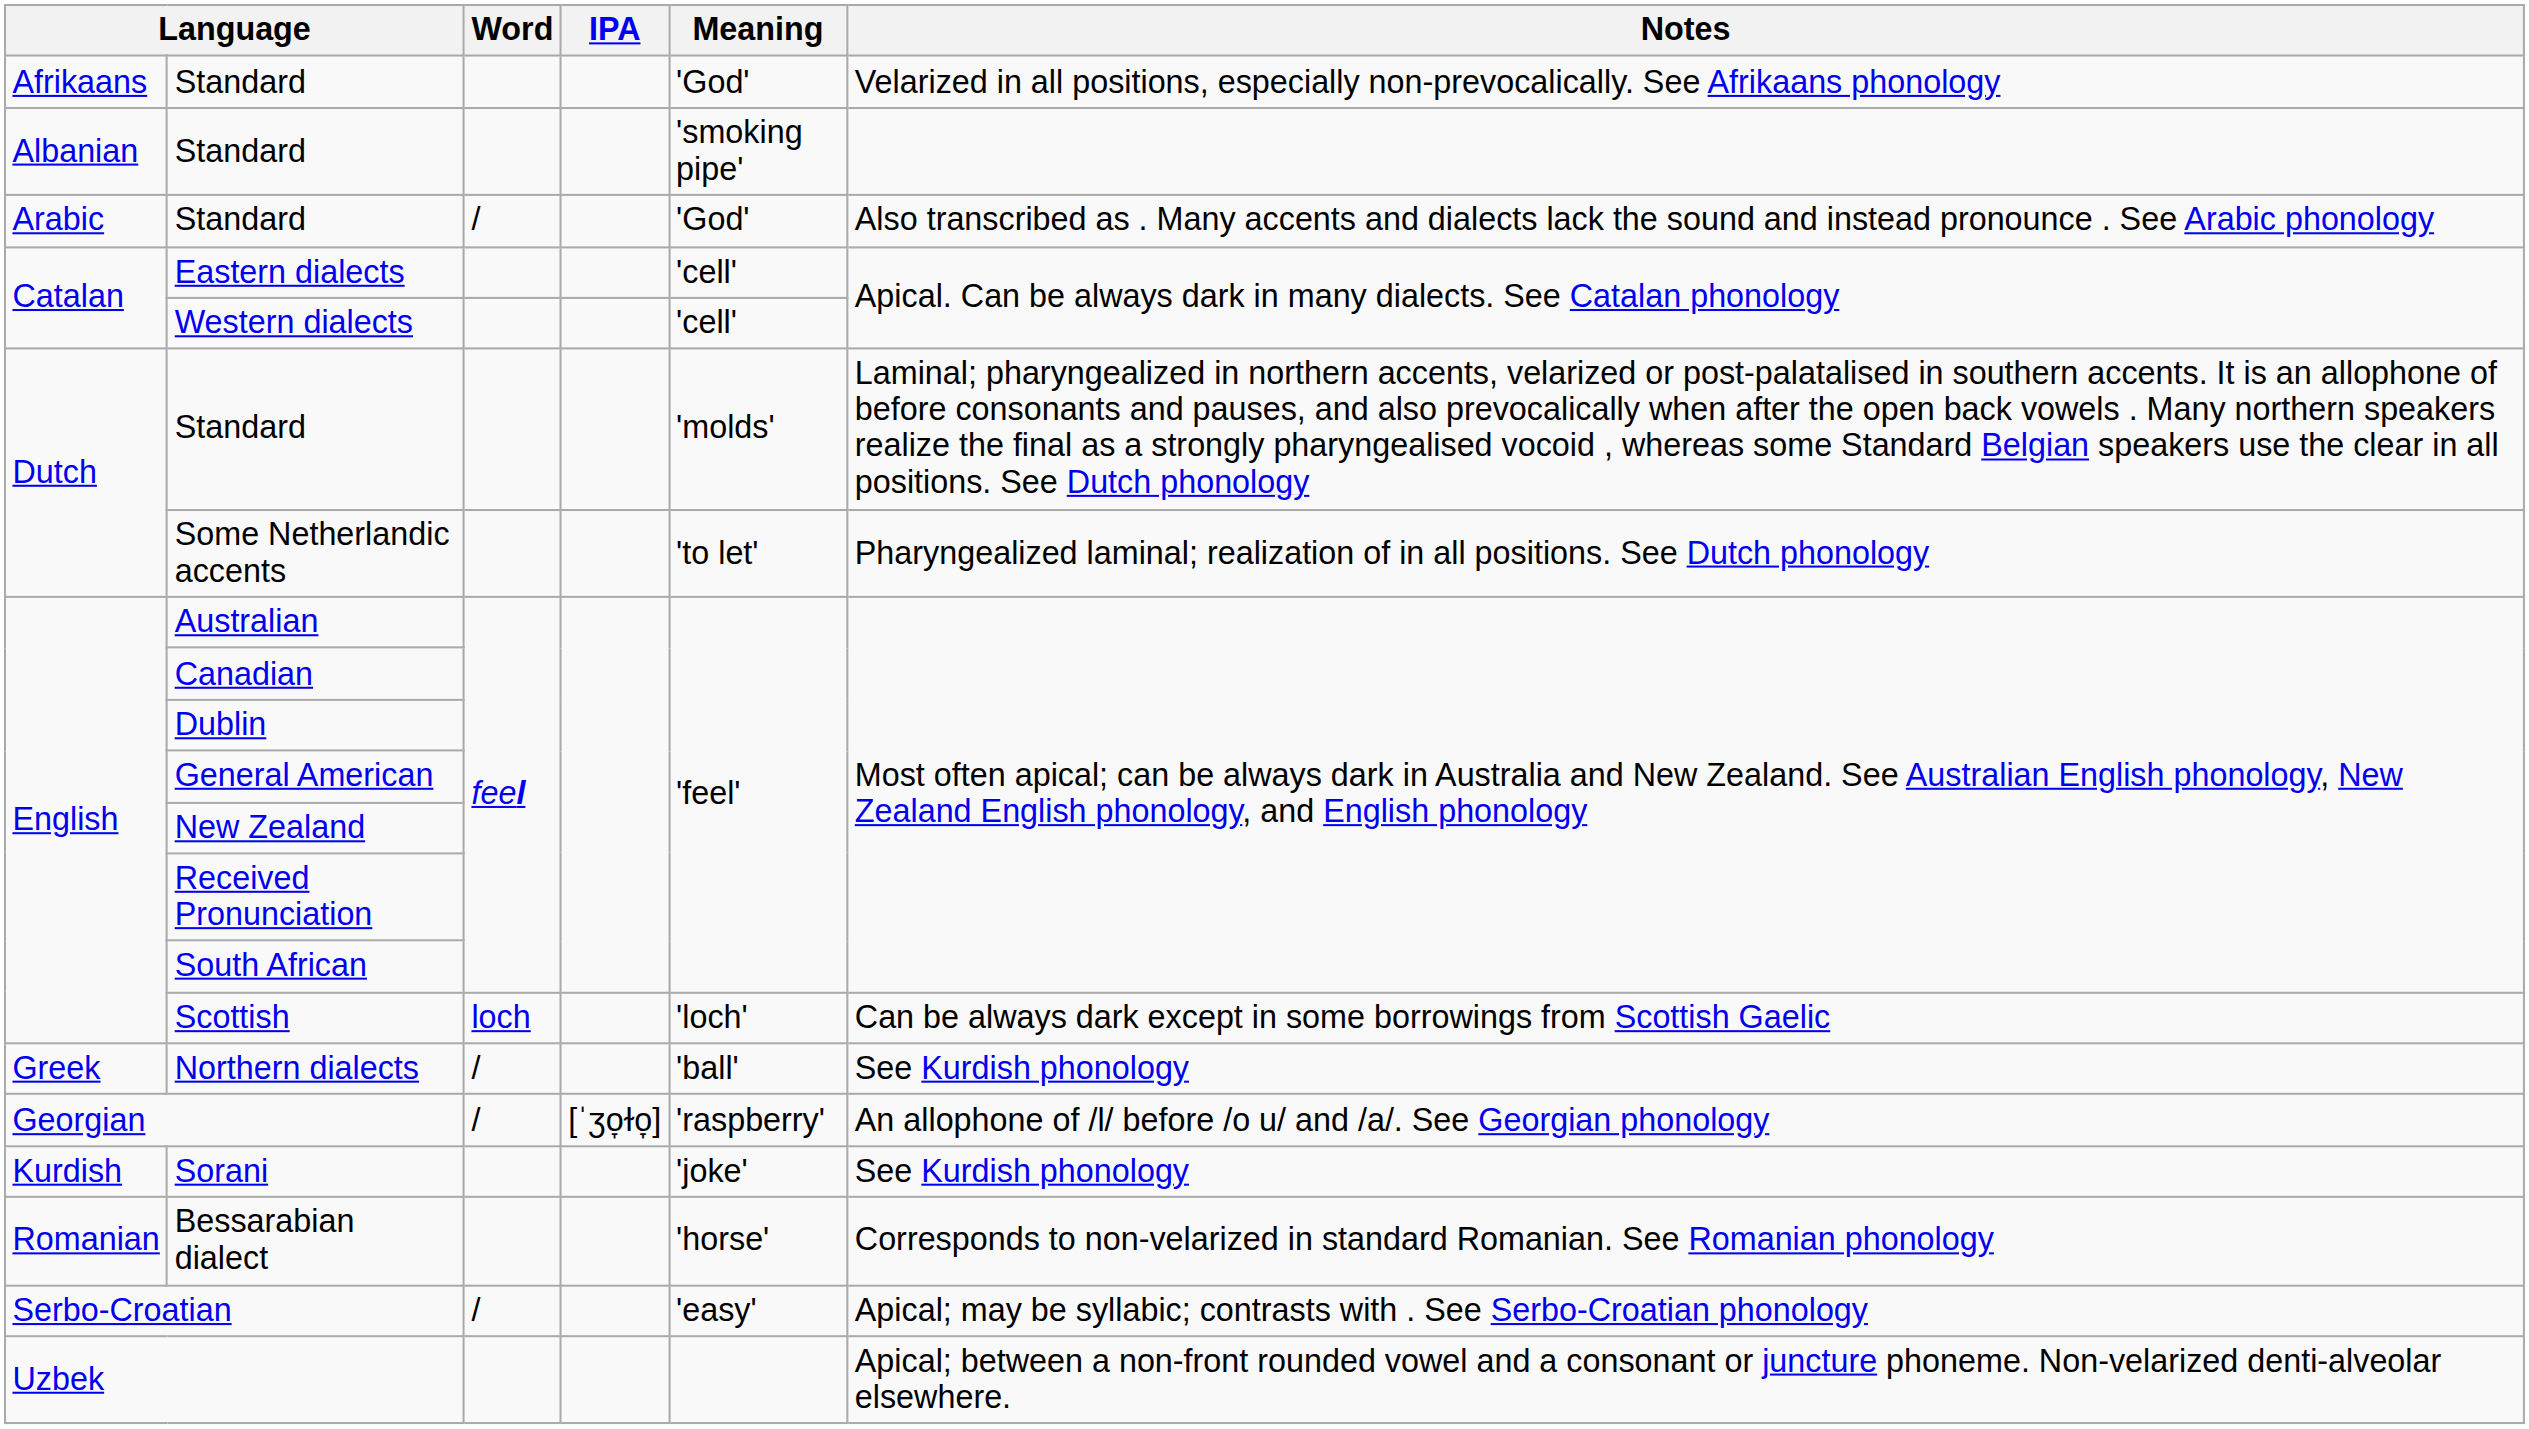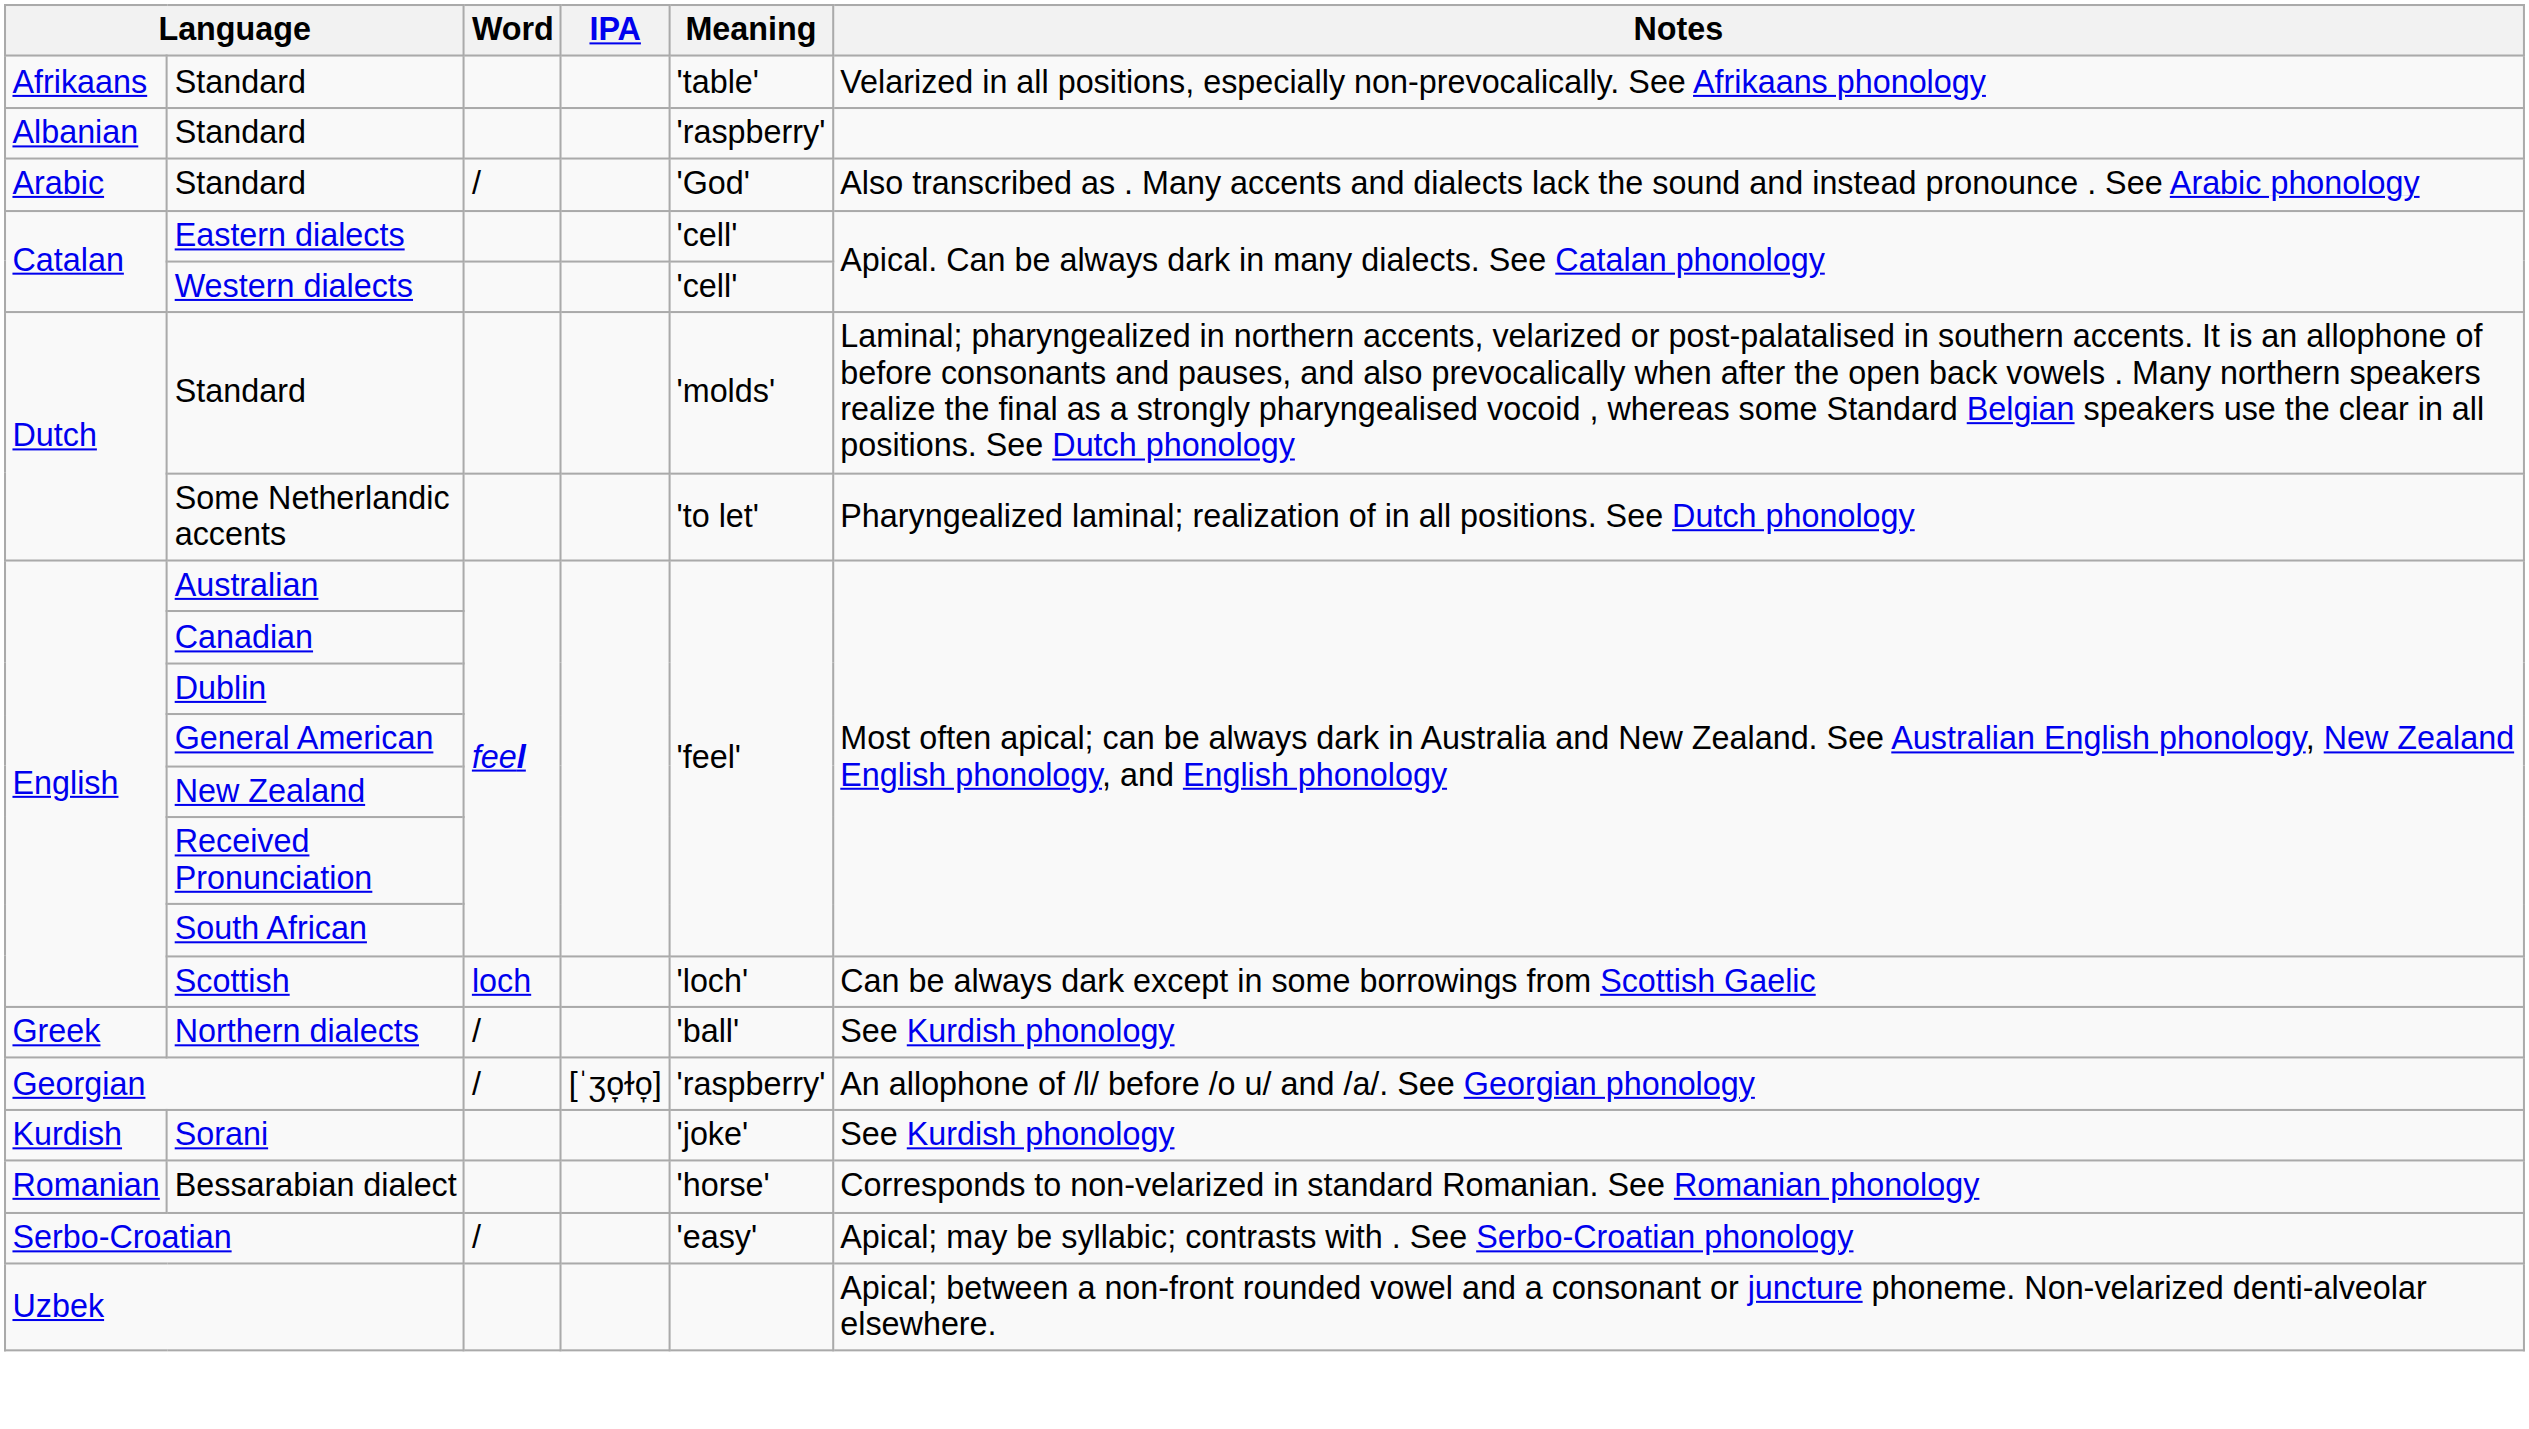(713, 81) 'God' -> (718, 81) 'table'
(739, 150) 'smoking pipe' -> (751, 132) 'raspberry'
